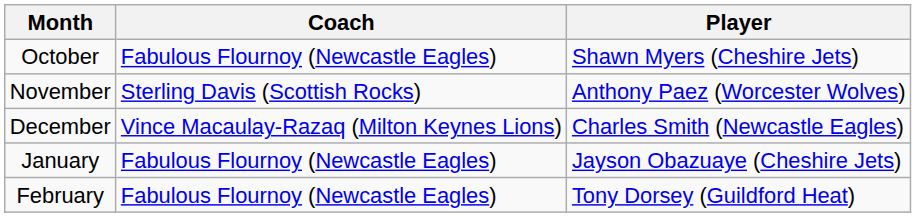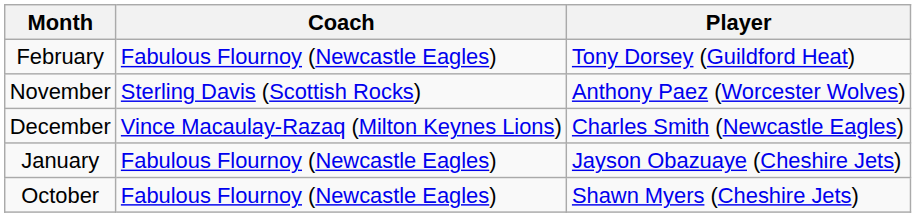rows swapped: (60, 57) <-> (60, 195)
